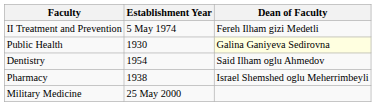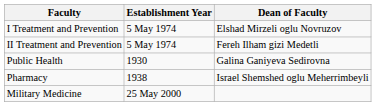+ row: (63, 28)
(273, 45) lightyellow background -> (273, 61) no background
- row: (26, 61)
